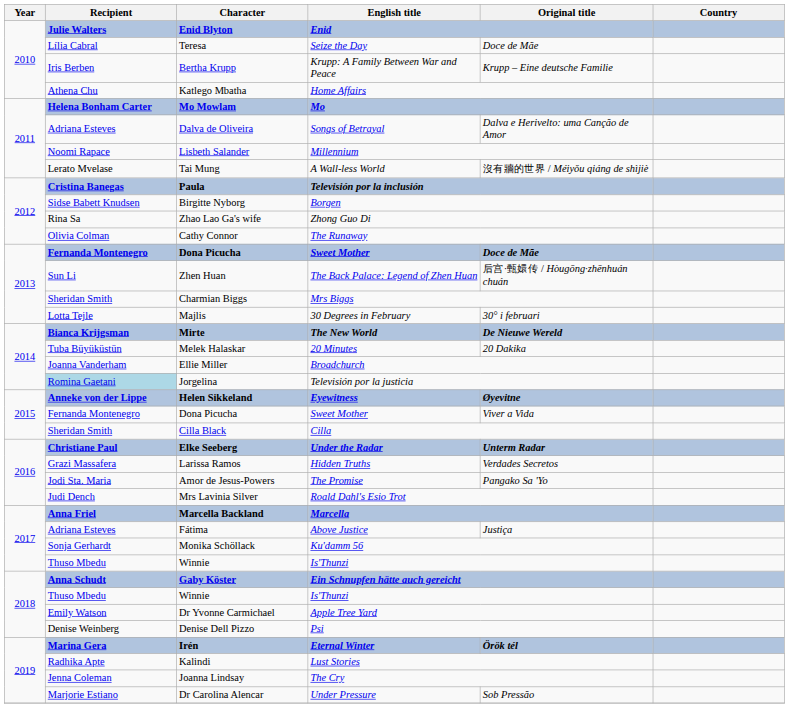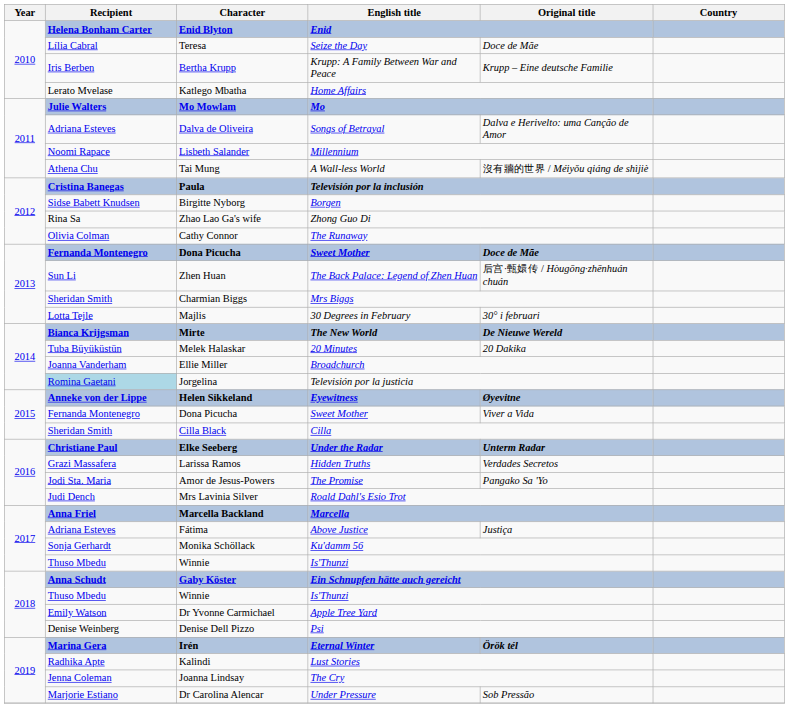(77, 29) Julie Walters -> (100, 29) Helena Bonham Carter
(73, 90) Athena Chu -> (80, 90) Lerato Mvelase
(100, 106) Helena Bonham Carter -> (77, 106) Julie Walters
(80, 169) Lerato Mvelase -> (73, 169) Athena Chu
